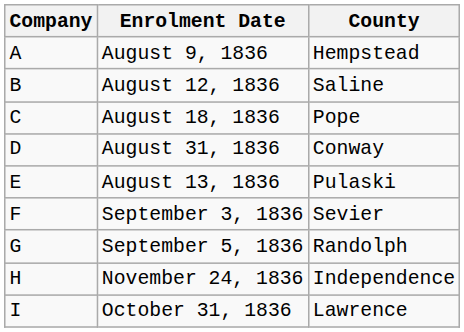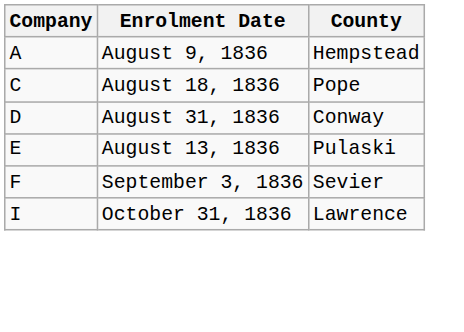- row: (191, 85)
- row: (203, 246)
- row: (203, 279)
